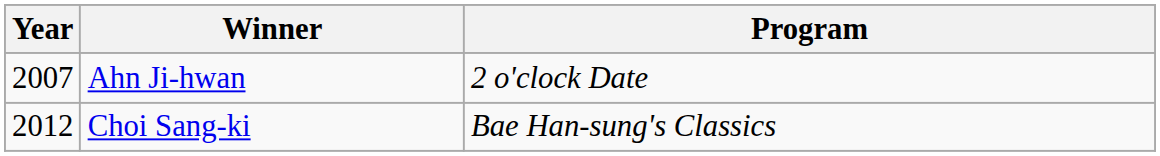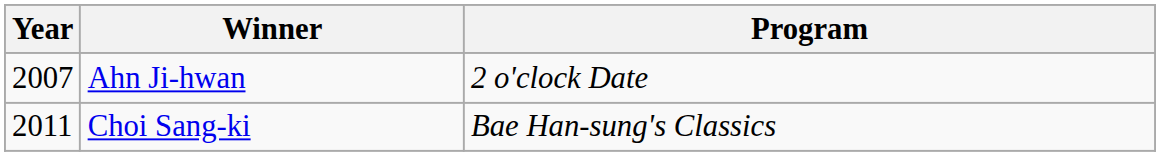(43, 126) 2012 -> (42, 126) 2011
